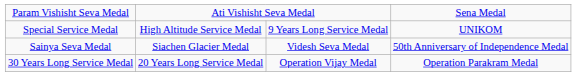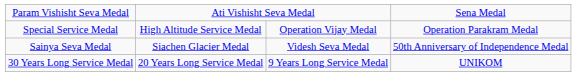(328, 29) 9 Years Long Service Medal -> (328, 29) Operation Vijay Medal
(481, 29) UNIKOM -> (481, 29) Operation Parakram Medal
(328, 63) Operation Vijay Medal -> (328, 63) 9 Years Long Service Medal
(481, 63) Operation Parakram Medal -> (481, 63) UNIKOM
